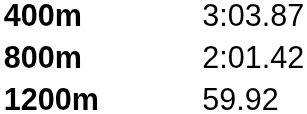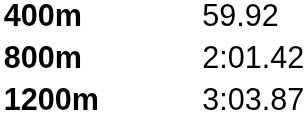(253, 16) 3:03.87 -> (241, 16) 59.92
(241, 100) 59.92 -> (253, 100) 3:03.87
